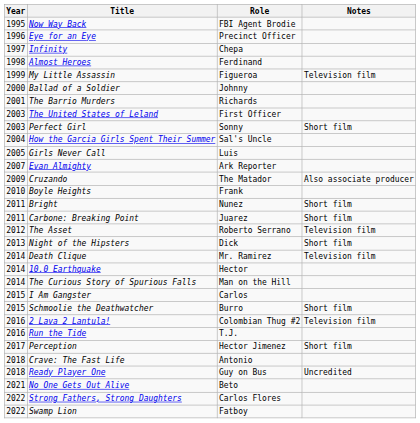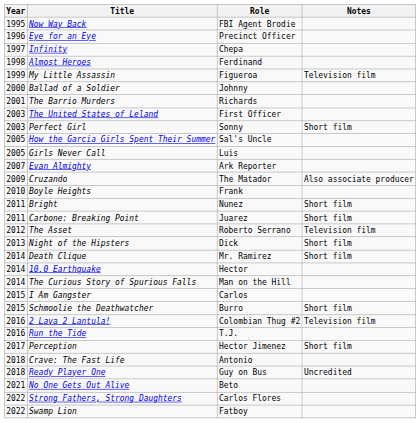(16, 140) 2004 -> (16, 140) 2005
(340, 256) Television film -> (328, 256) Short film
